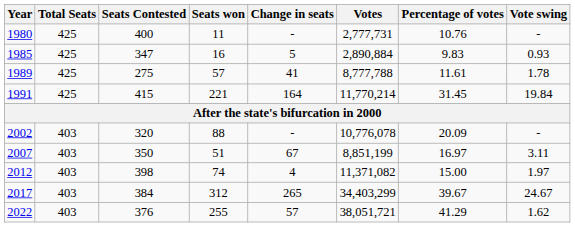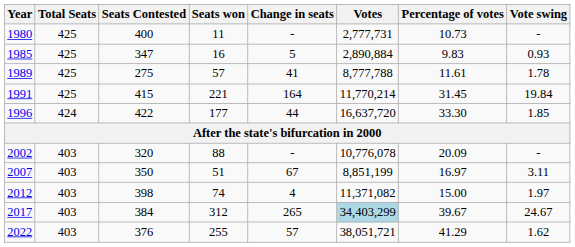(453, 34) 10.76 -> (453, 34) 10.73
+ row: (20, 113)
(368, 192) no background -> (368, 212) lightblue background
